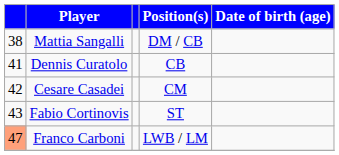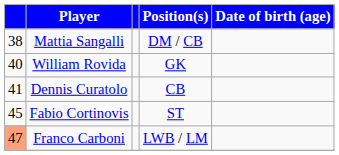+ row: (79, 65)
- row: (79, 89)
(15, 113) 43 -> (15, 113) 45
